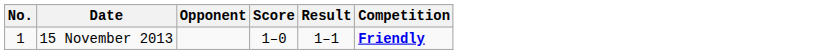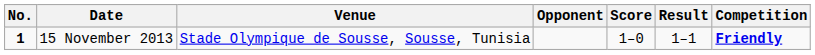+ column: (355, 16)
(20, 39) normal -> (20, 39) bold
